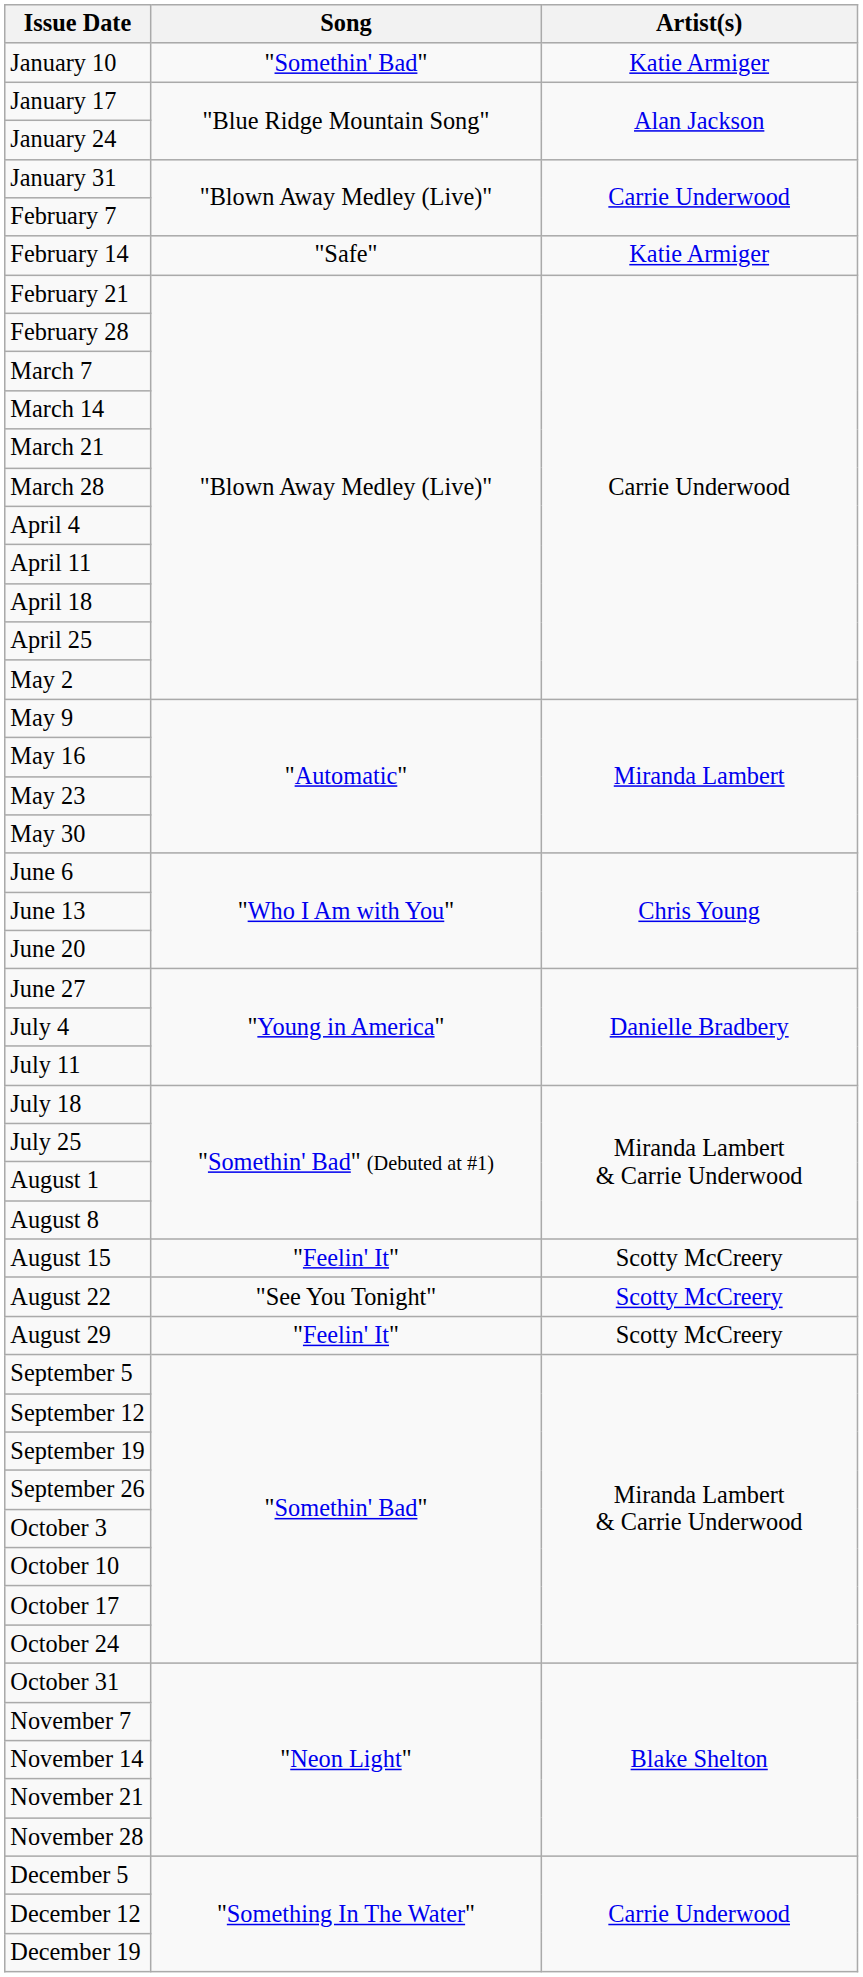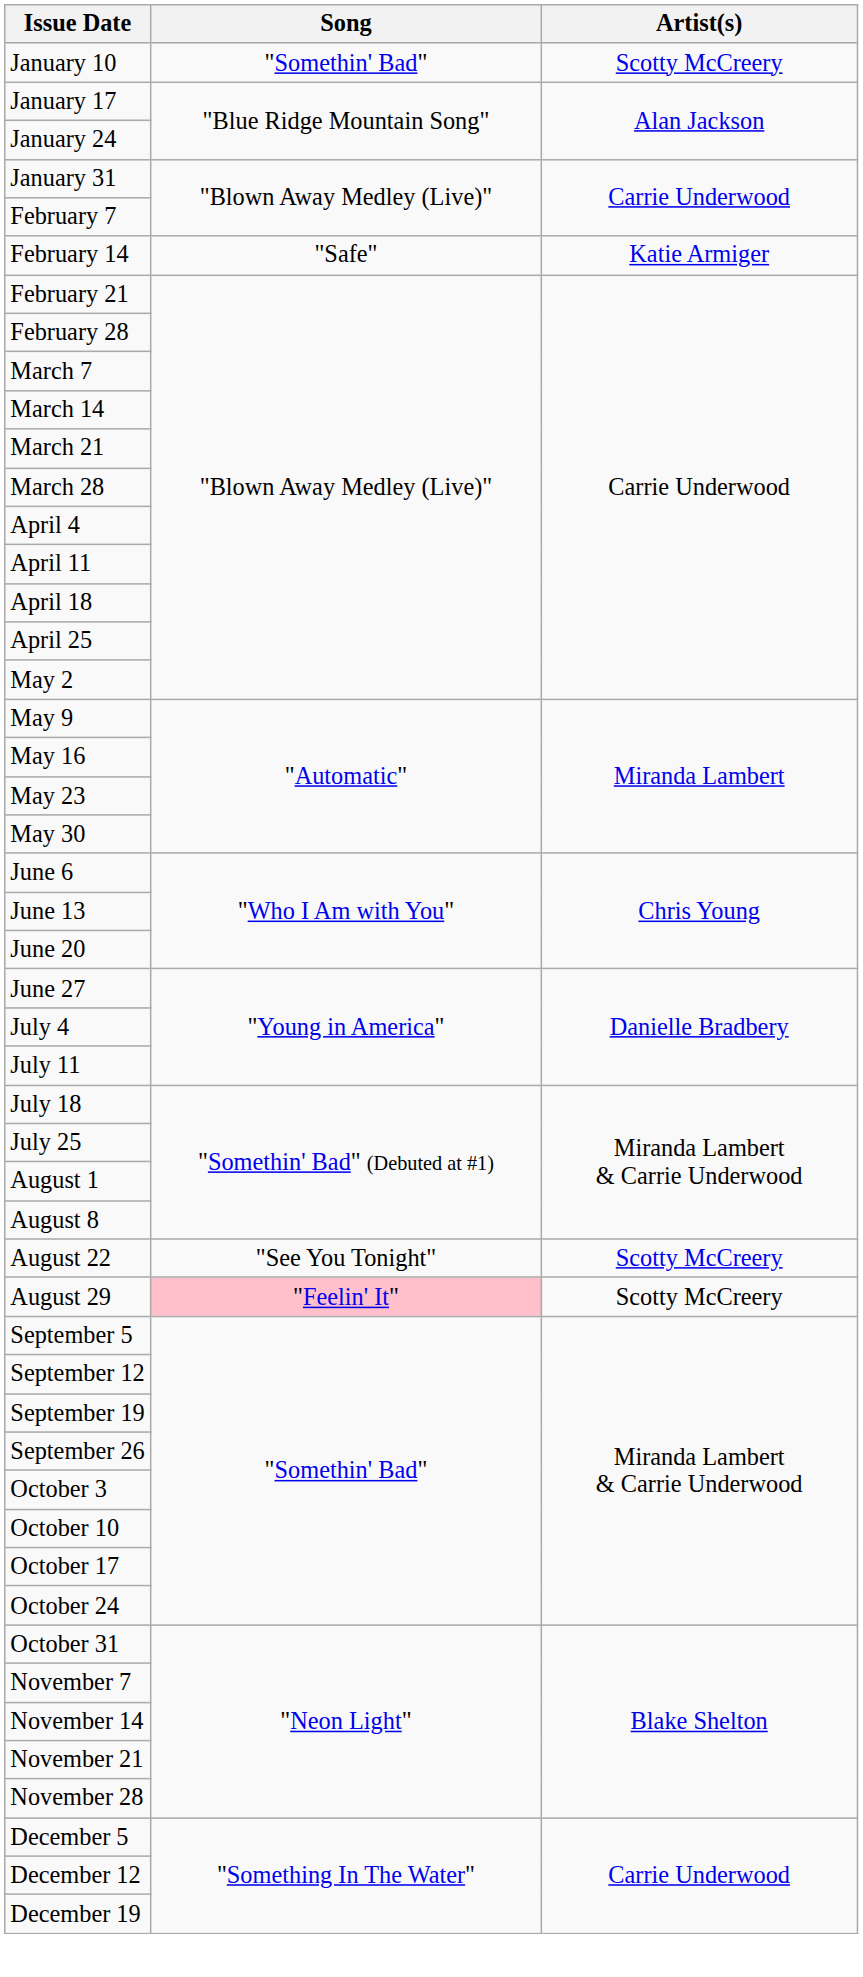(699, 62) Katie Armiger -> (699, 62) Scotty McCreery
- row: (61, 1258)
(346, 1335) no background -> (346, 1296) pink background
